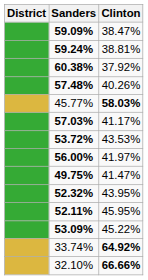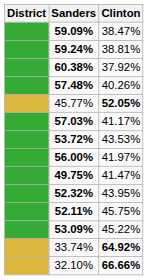(121, 103) 58.03% -> (121, 103) 52.05%
(121, 211) 45.95% -> (121, 211) 45.75%
